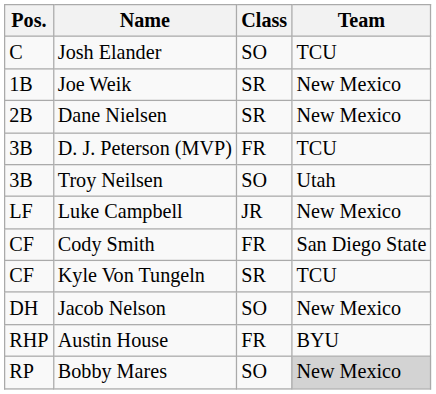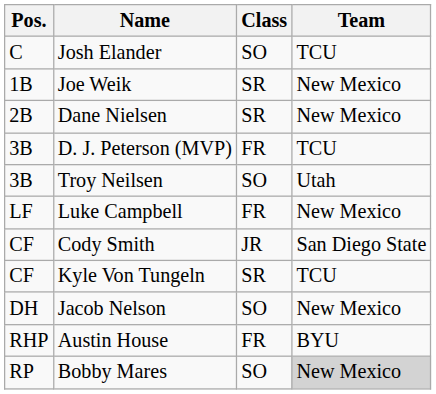(252, 212) JR -> (254, 212) FR
(254, 244) FR -> (252, 244) JR
